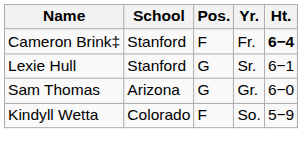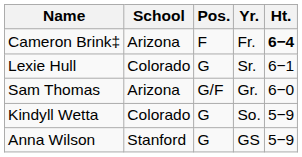(157, 41) Stanford -> (154, 41) Arizona
(157, 66) Stanford -> (159, 66) Colorado
(204, 90) G -> (210, 90) G/F
(202, 115) F -> (204, 115) G
+ row: (52, 139)
